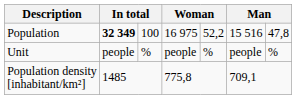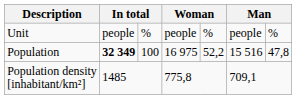rows swapped: (18, 52) <-> (33, 33)
